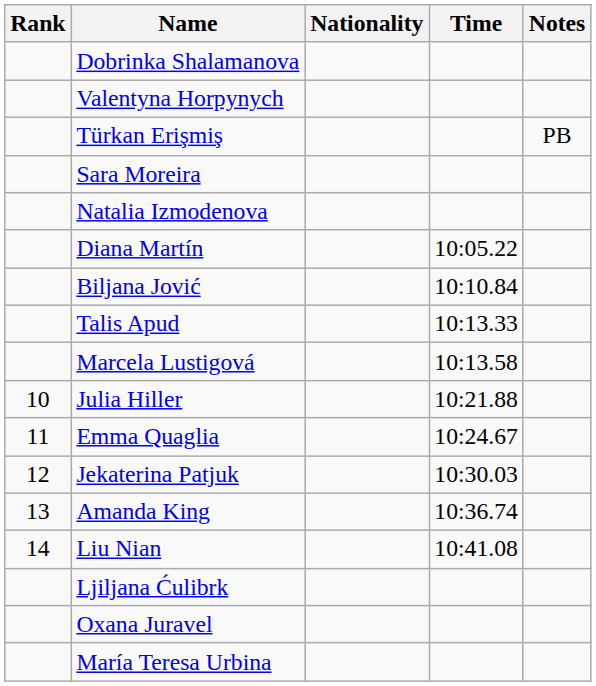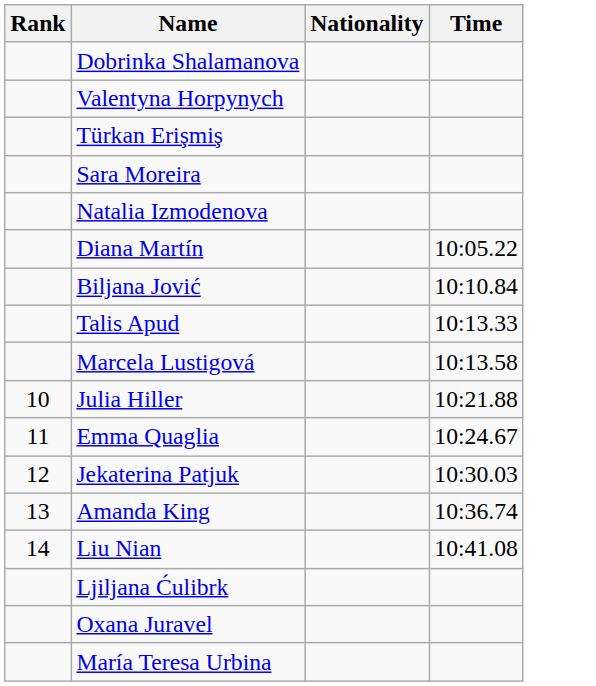- column: (557, 23)
